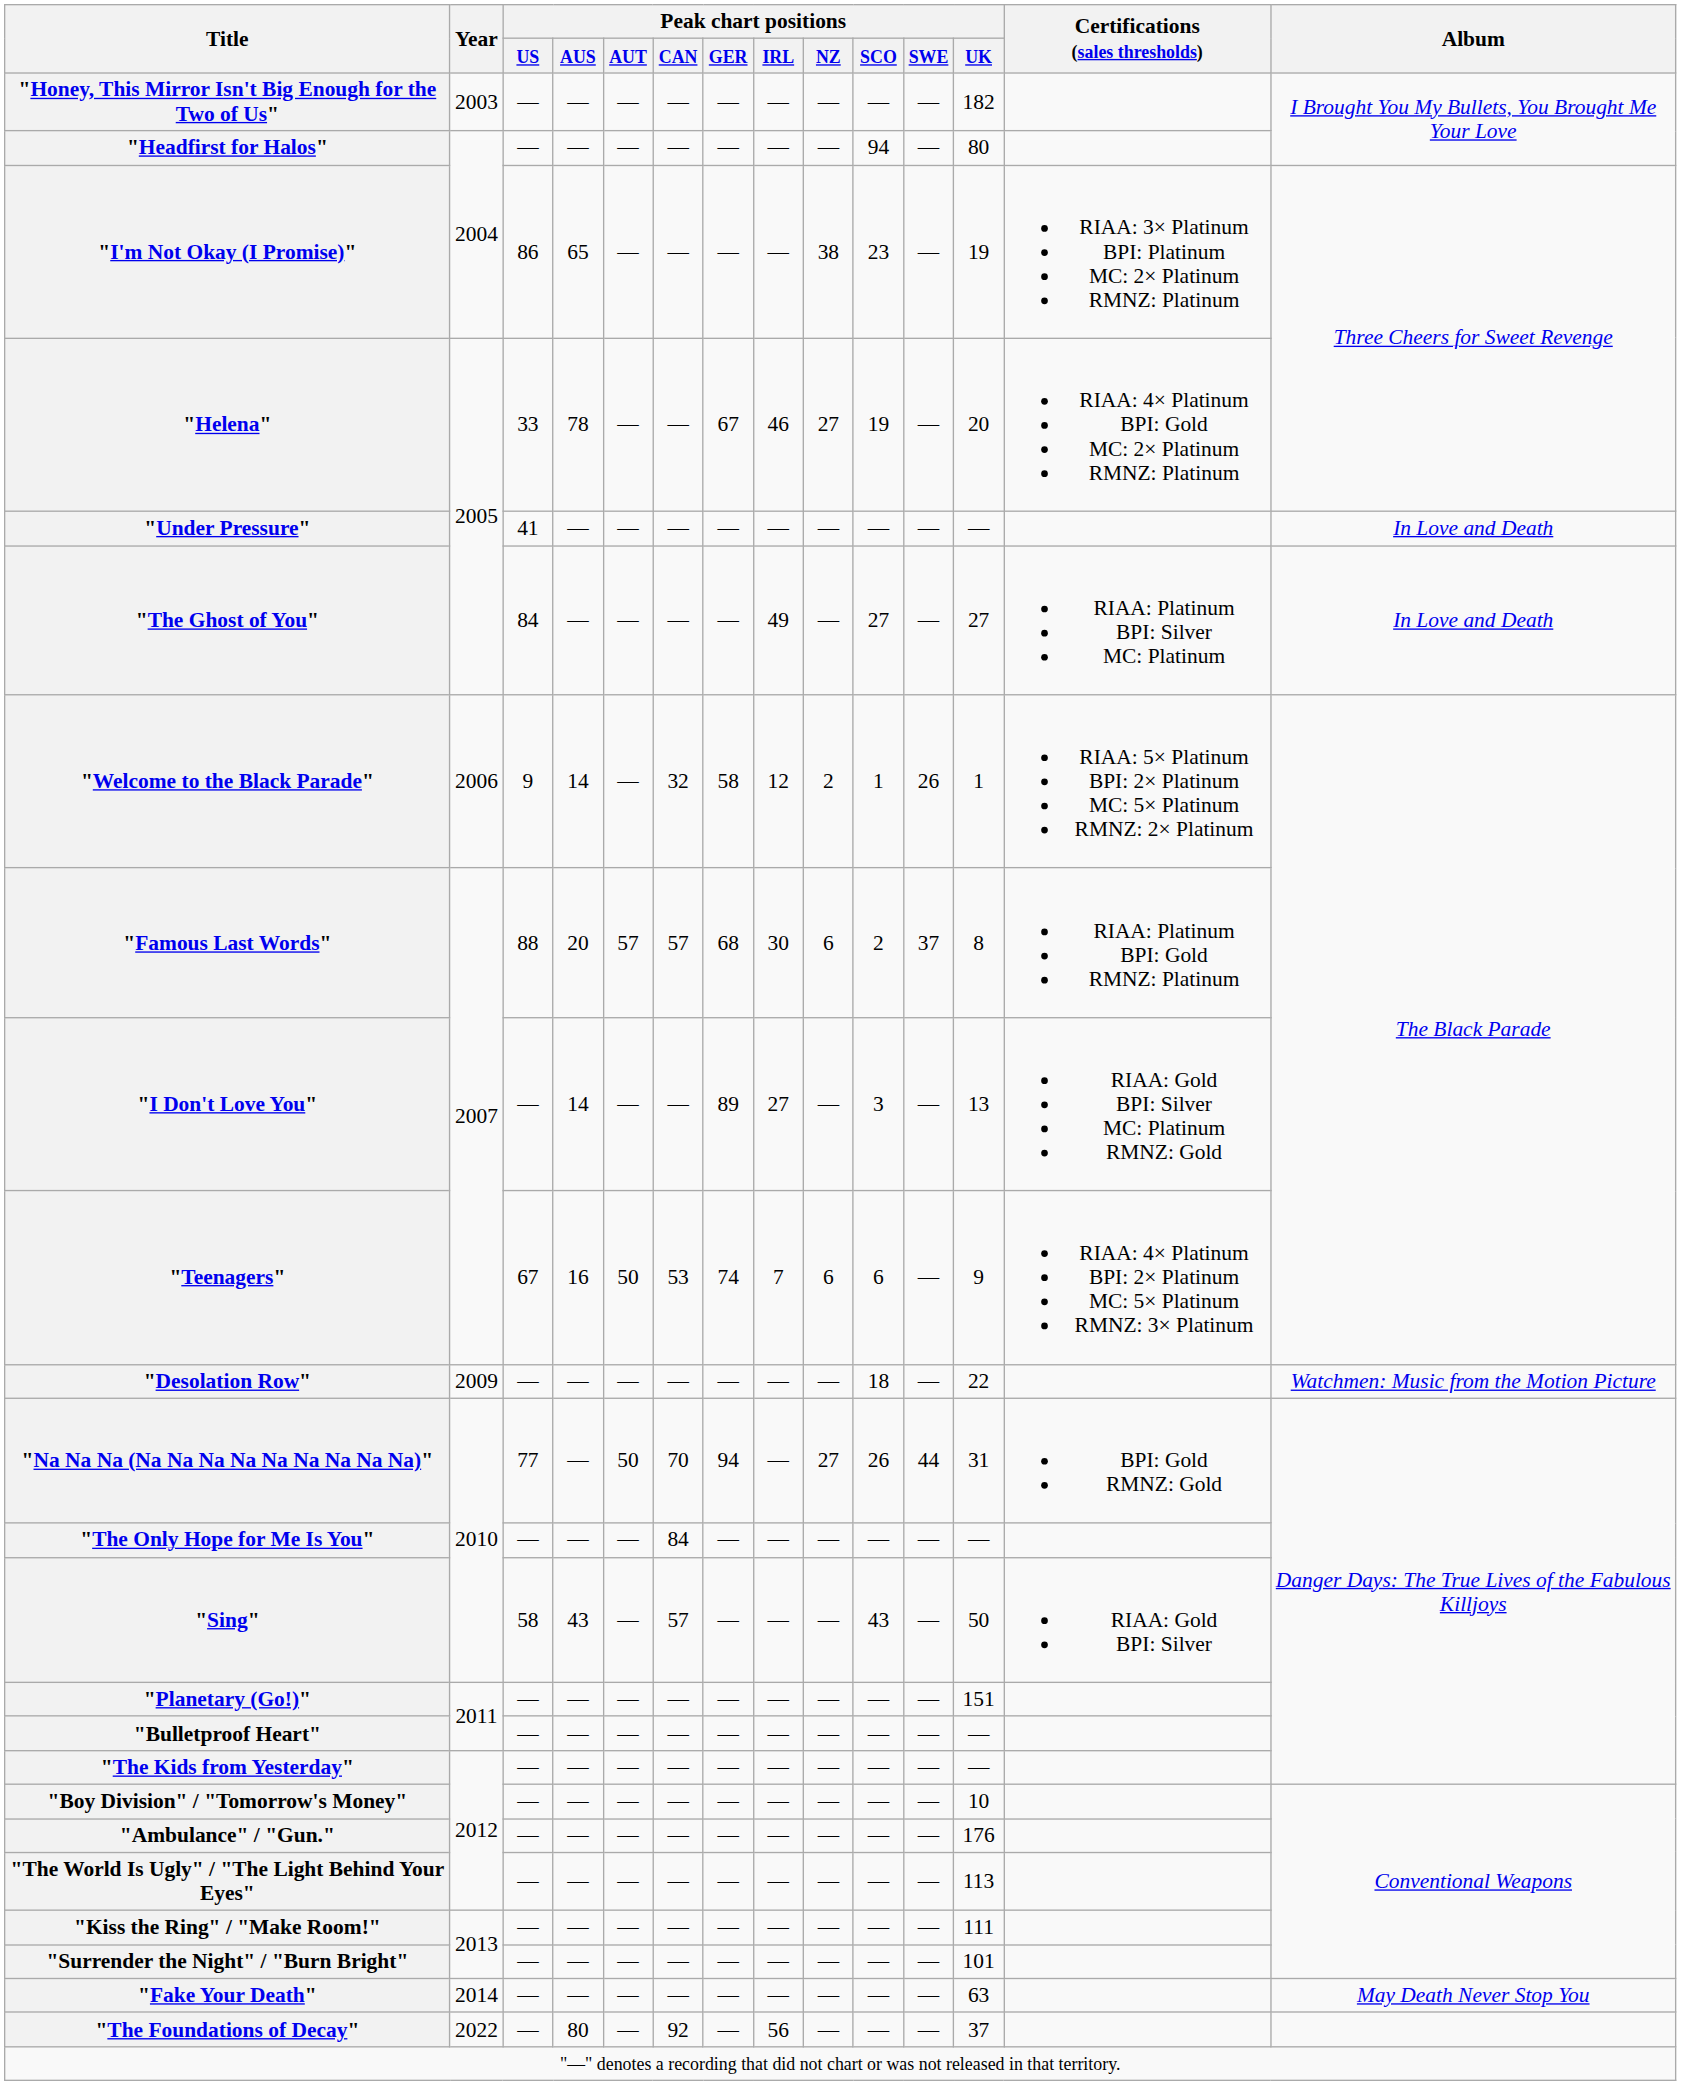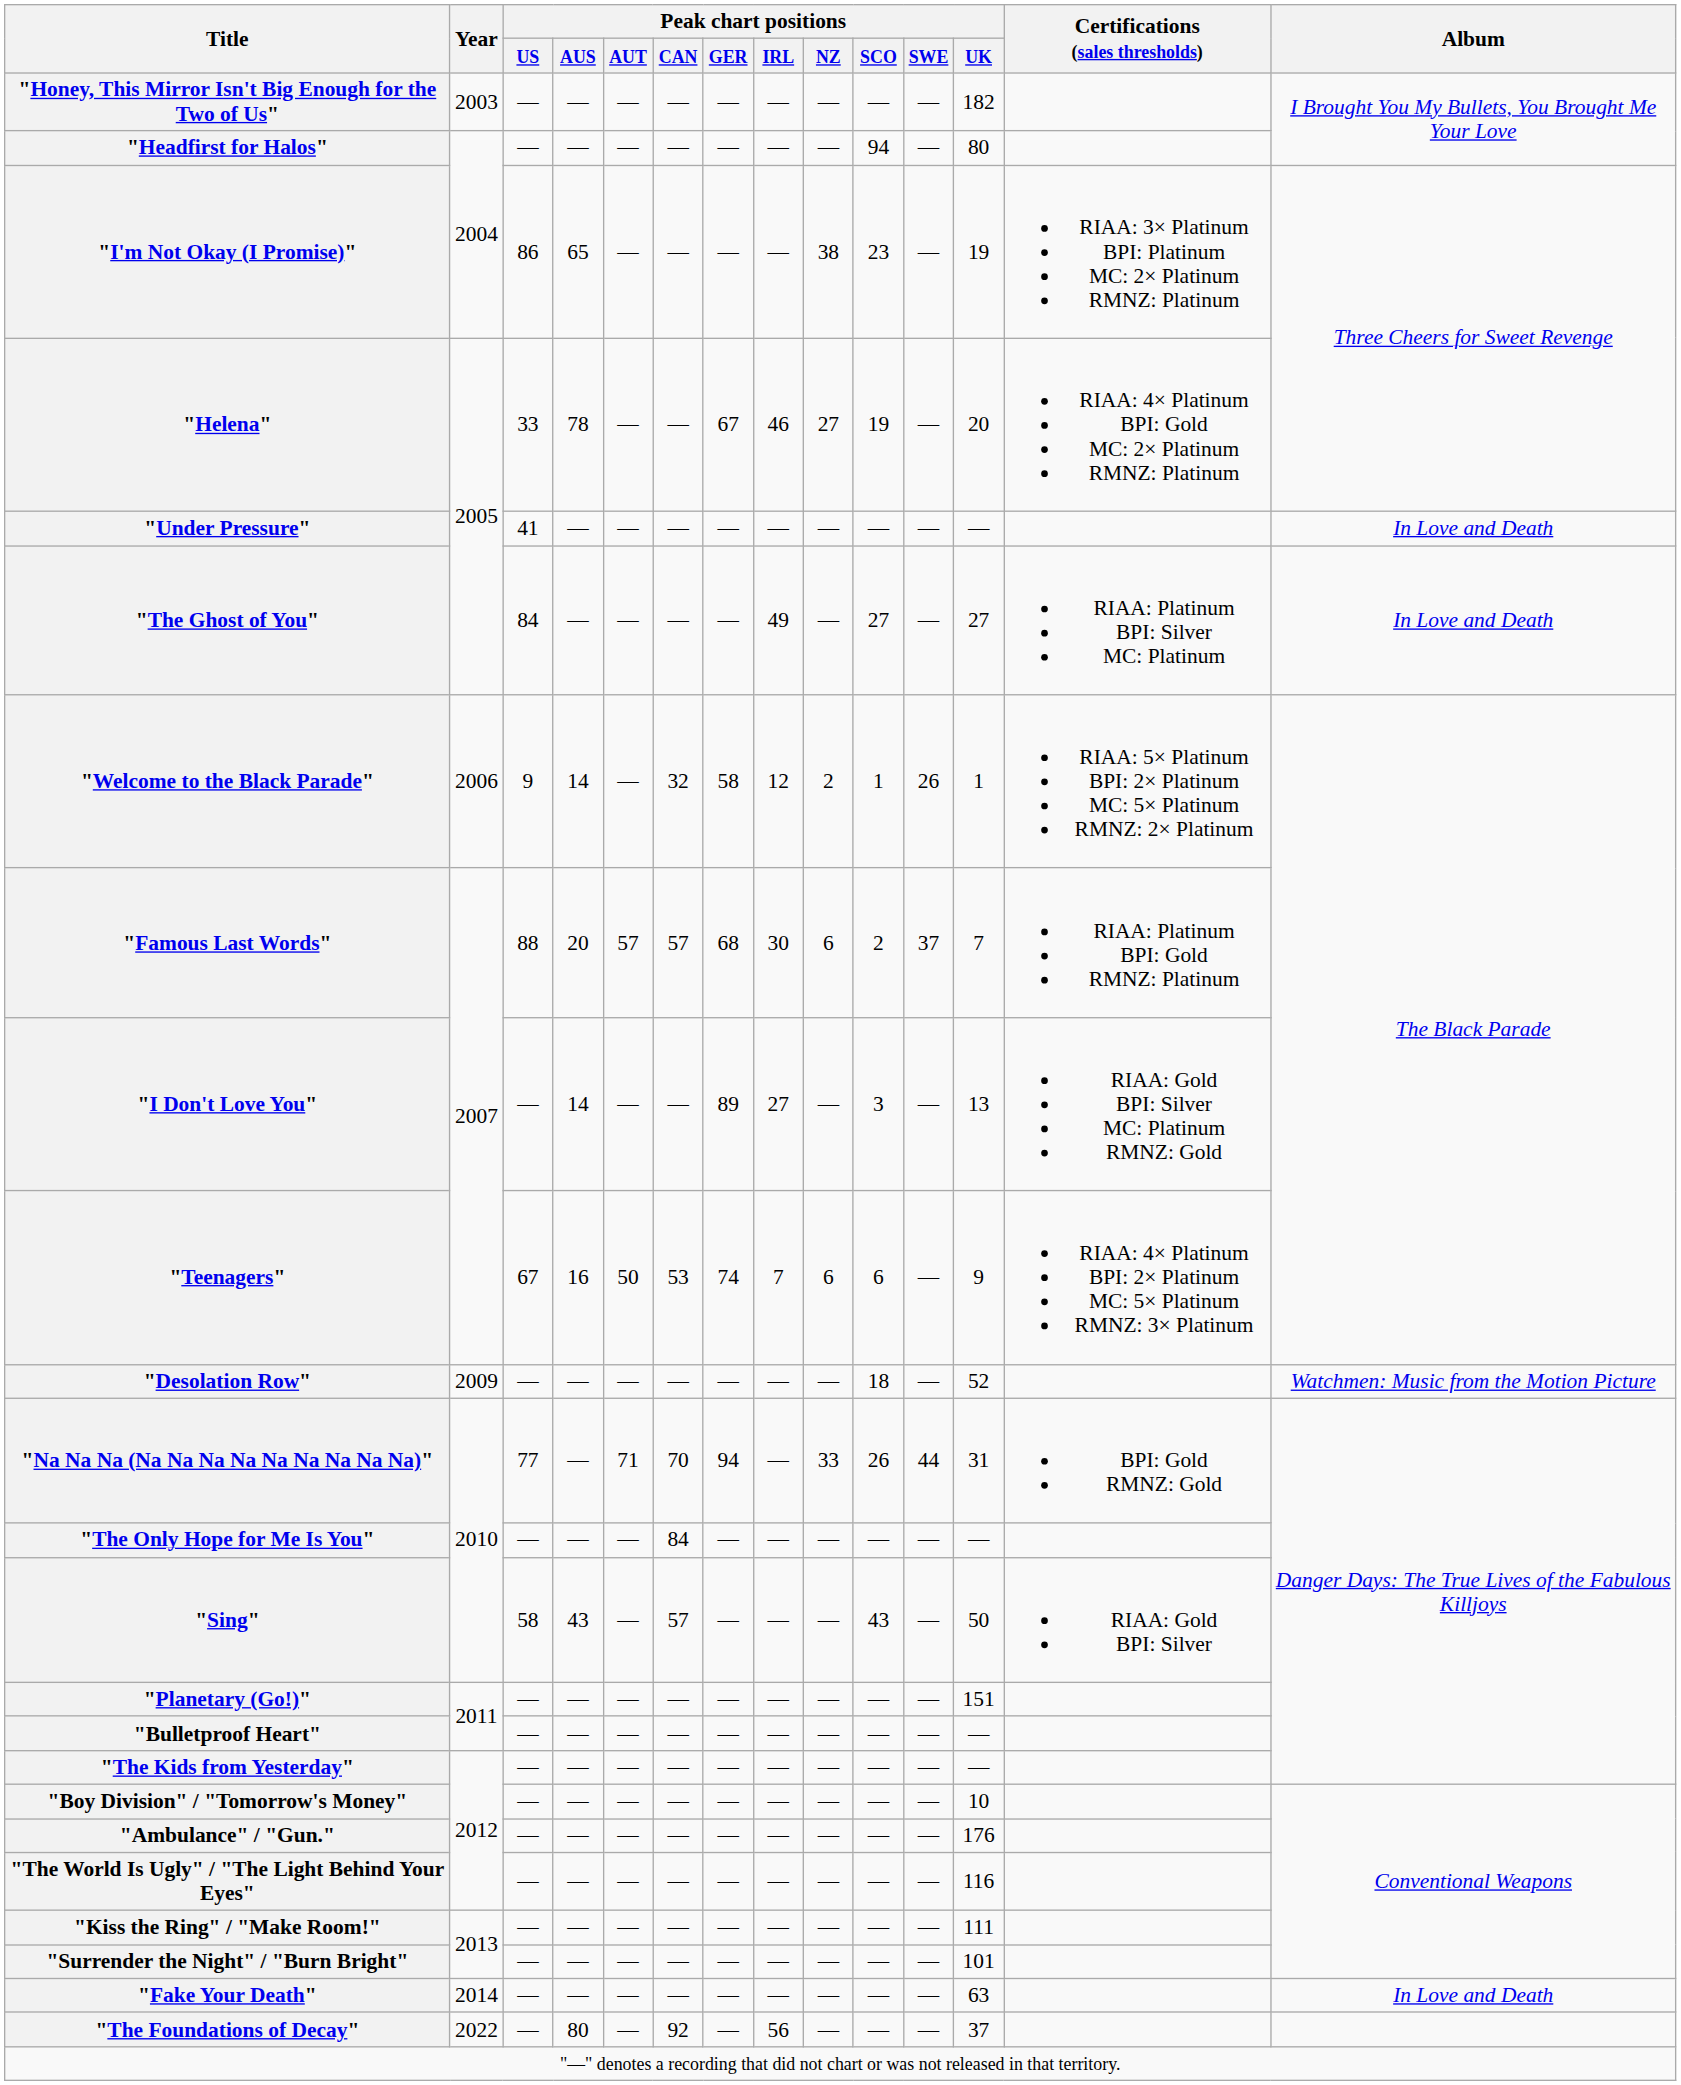(979, 942) 8 -> (979, 942) 7
(979, 1380) 22 -> (979, 1380) 52
(628, 1460) 50 -> (628, 1460) 71
(828, 1460) 27 -> (828, 1460) 33
(979, 1881) 113 -> (979, 1881) 116
(1473, 1995) May Death Never Stop You -> (1473, 1995) In Love and Death
